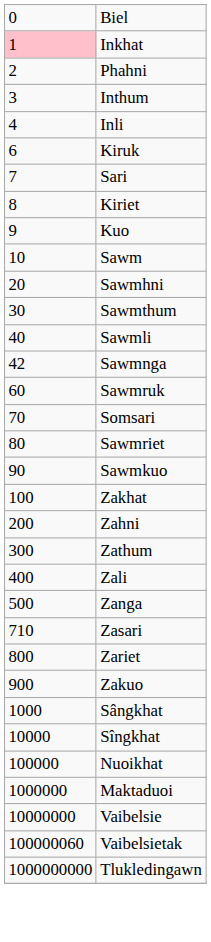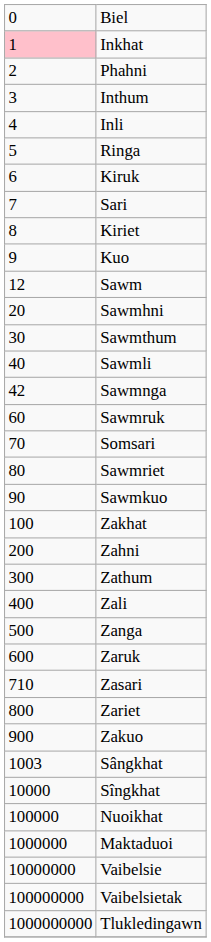+ row: (120, 151)
(17, 257) 10 -> (17, 284) 12
+ row: (120, 657)
(25, 710) 1000 -> (25, 763) 1003
(46, 843) 100000060 -> (46, 897) 100000000
